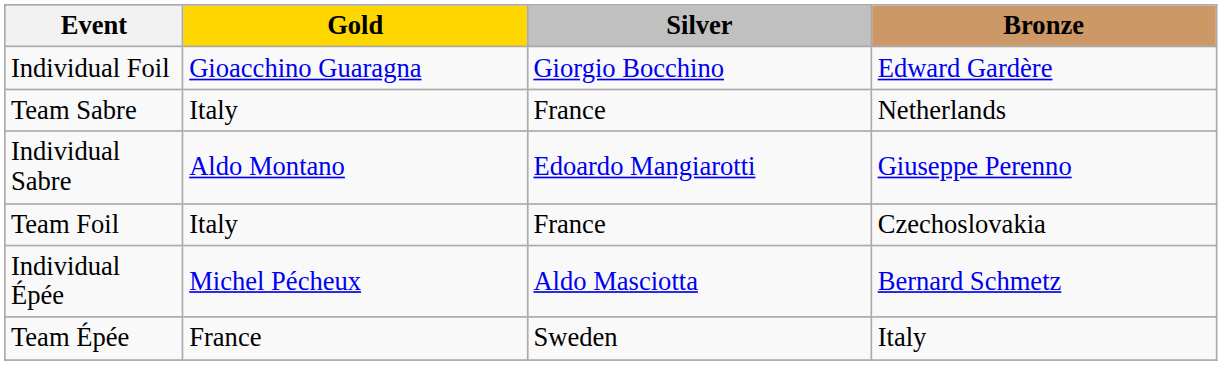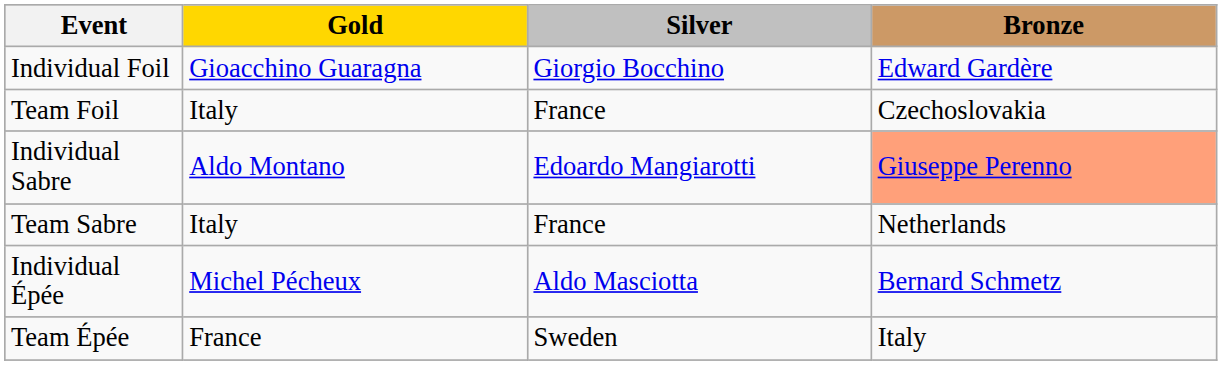rows swapped: (65, 223) <-> (74, 109)
(975, 166) no background -> (975, 166) lightsalmon background
